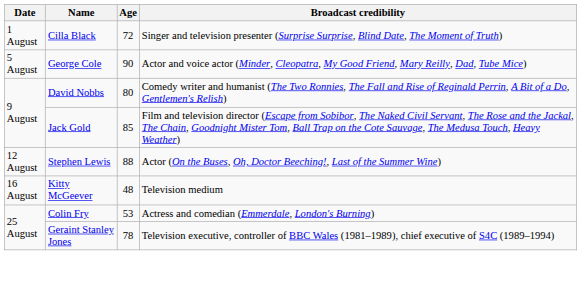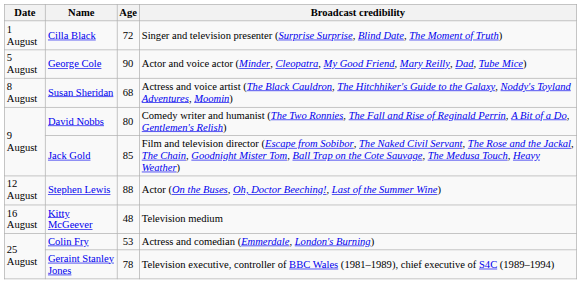+ row: (81, 92)
